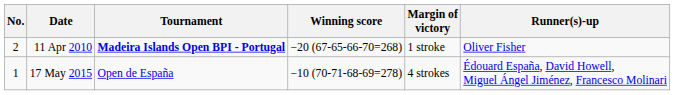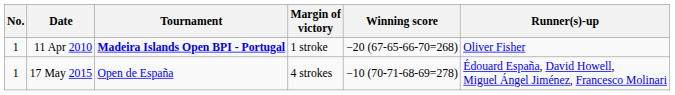columns swapped: (346, 21) <-> (433, 21)
(16, 47) 2 -> (16, 47) 1
